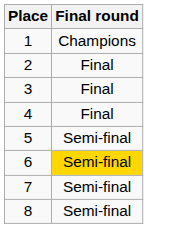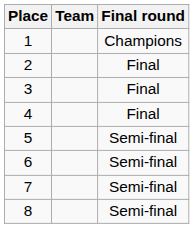+ column: (75, 16)
(97, 162) gold background -> (143, 162) no background
